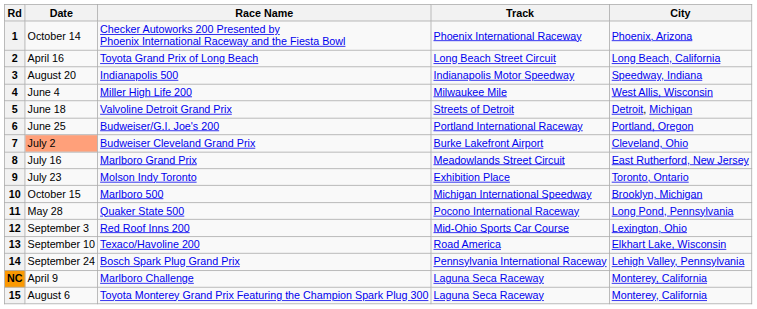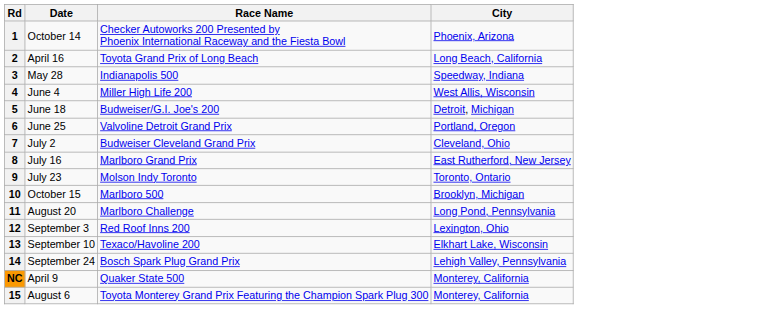- column: (520, 12)
(52, 75) August 20 -> (45, 75) May 28
(166, 109) Valvoline Detroit Grand Prix -> (160, 109) Budweiser/G.I. Joe's 200
(160, 126) Budweiser/G.I. Joe's 200 -> (166, 126) Valvoline Detroit Grand Prix
(42, 143) lightsalmon background -> (42, 143) no background
(45, 211) May 28 -> (52, 211) August 20
(142, 211) Quaker State 500 -> (147, 211) Marlboro Challenge
(147, 278) Marlboro Challenge -> (142, 278) Quaker State 500
